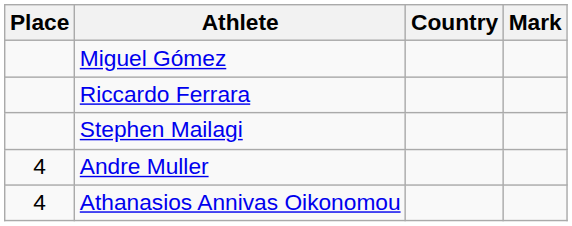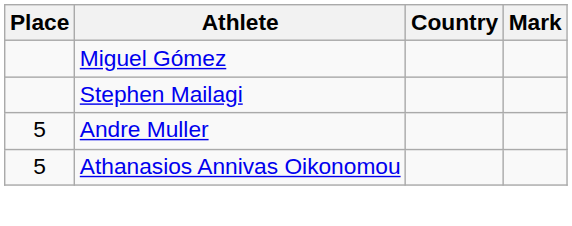- row: (165, 94)
(40, 166) 4 -> (40, 130) 5
(40, 202) 4 -> (40, 166) 5
